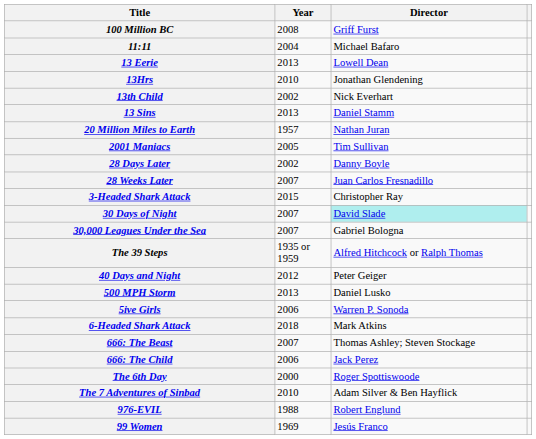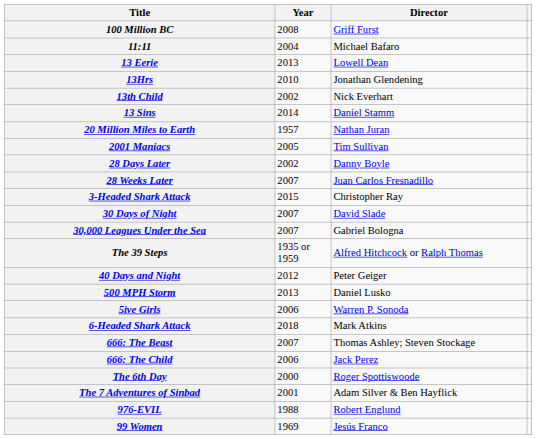(288, 113) 2013 -> (288, 113) 2014
(359, 213) paleturquoise background -> (359, 213) no background
(288, 393) 2010 -> (288, 393) 2001
